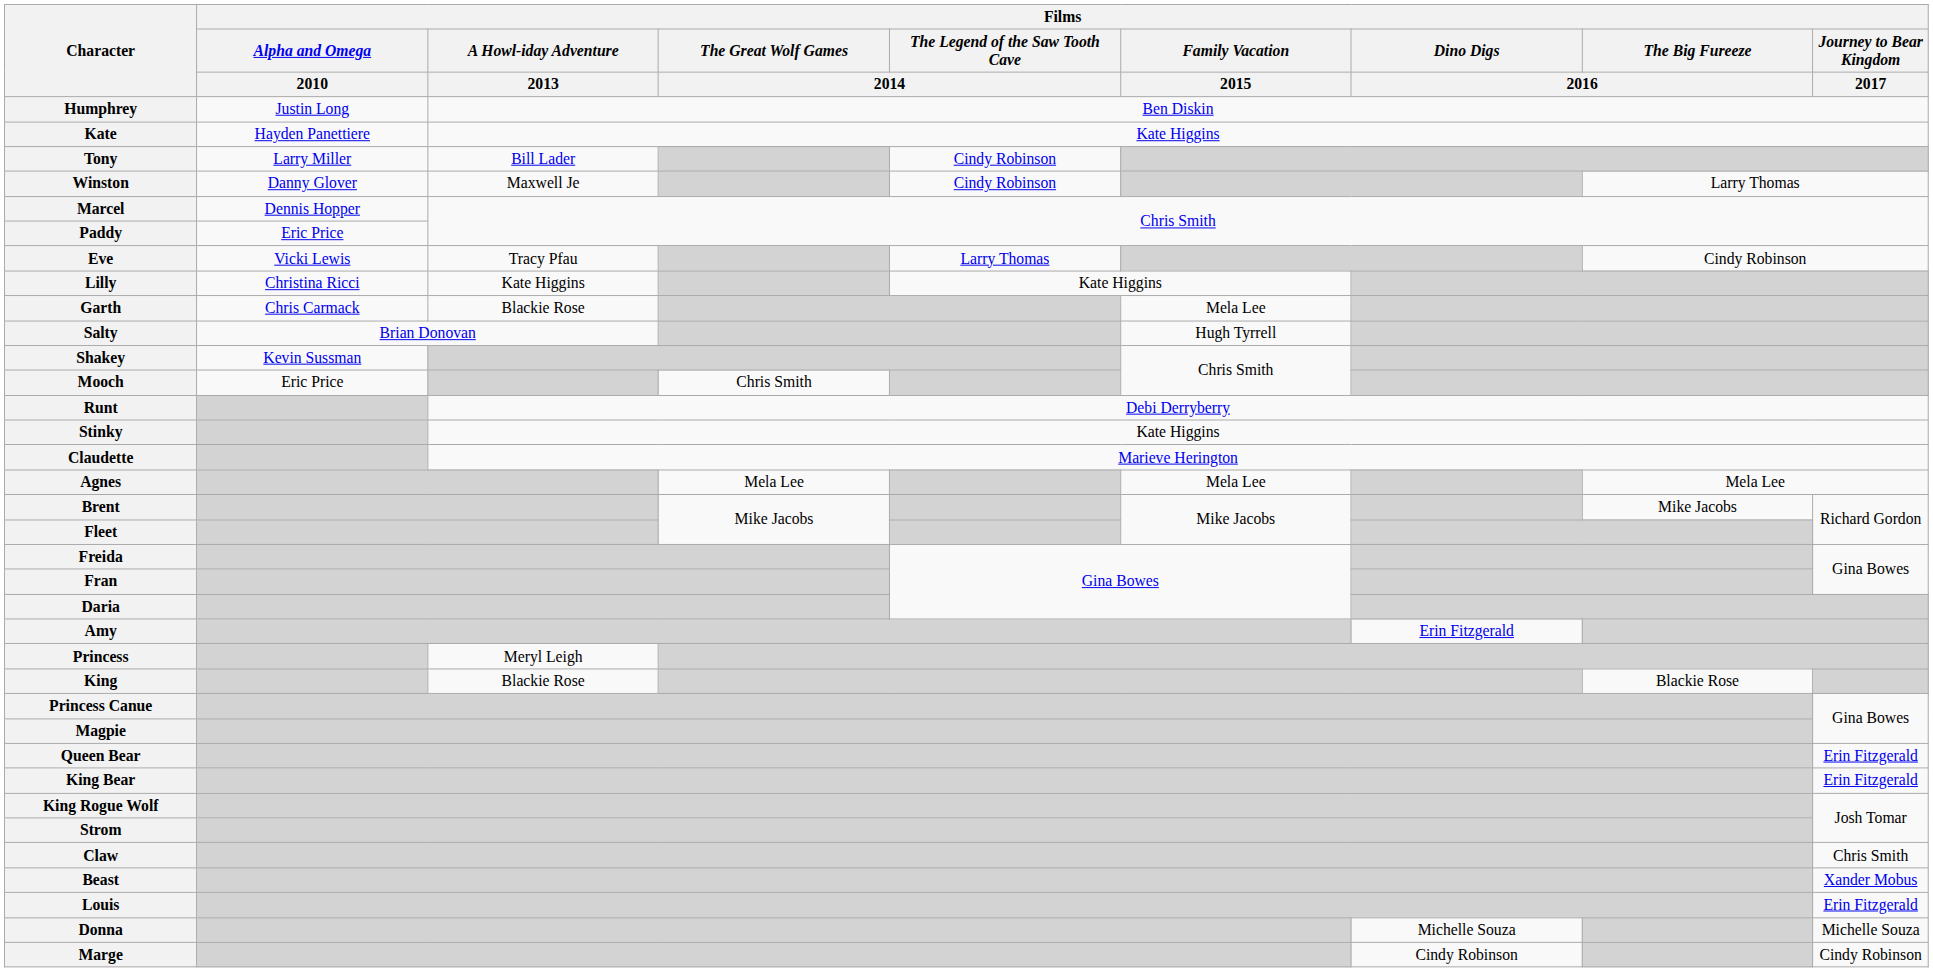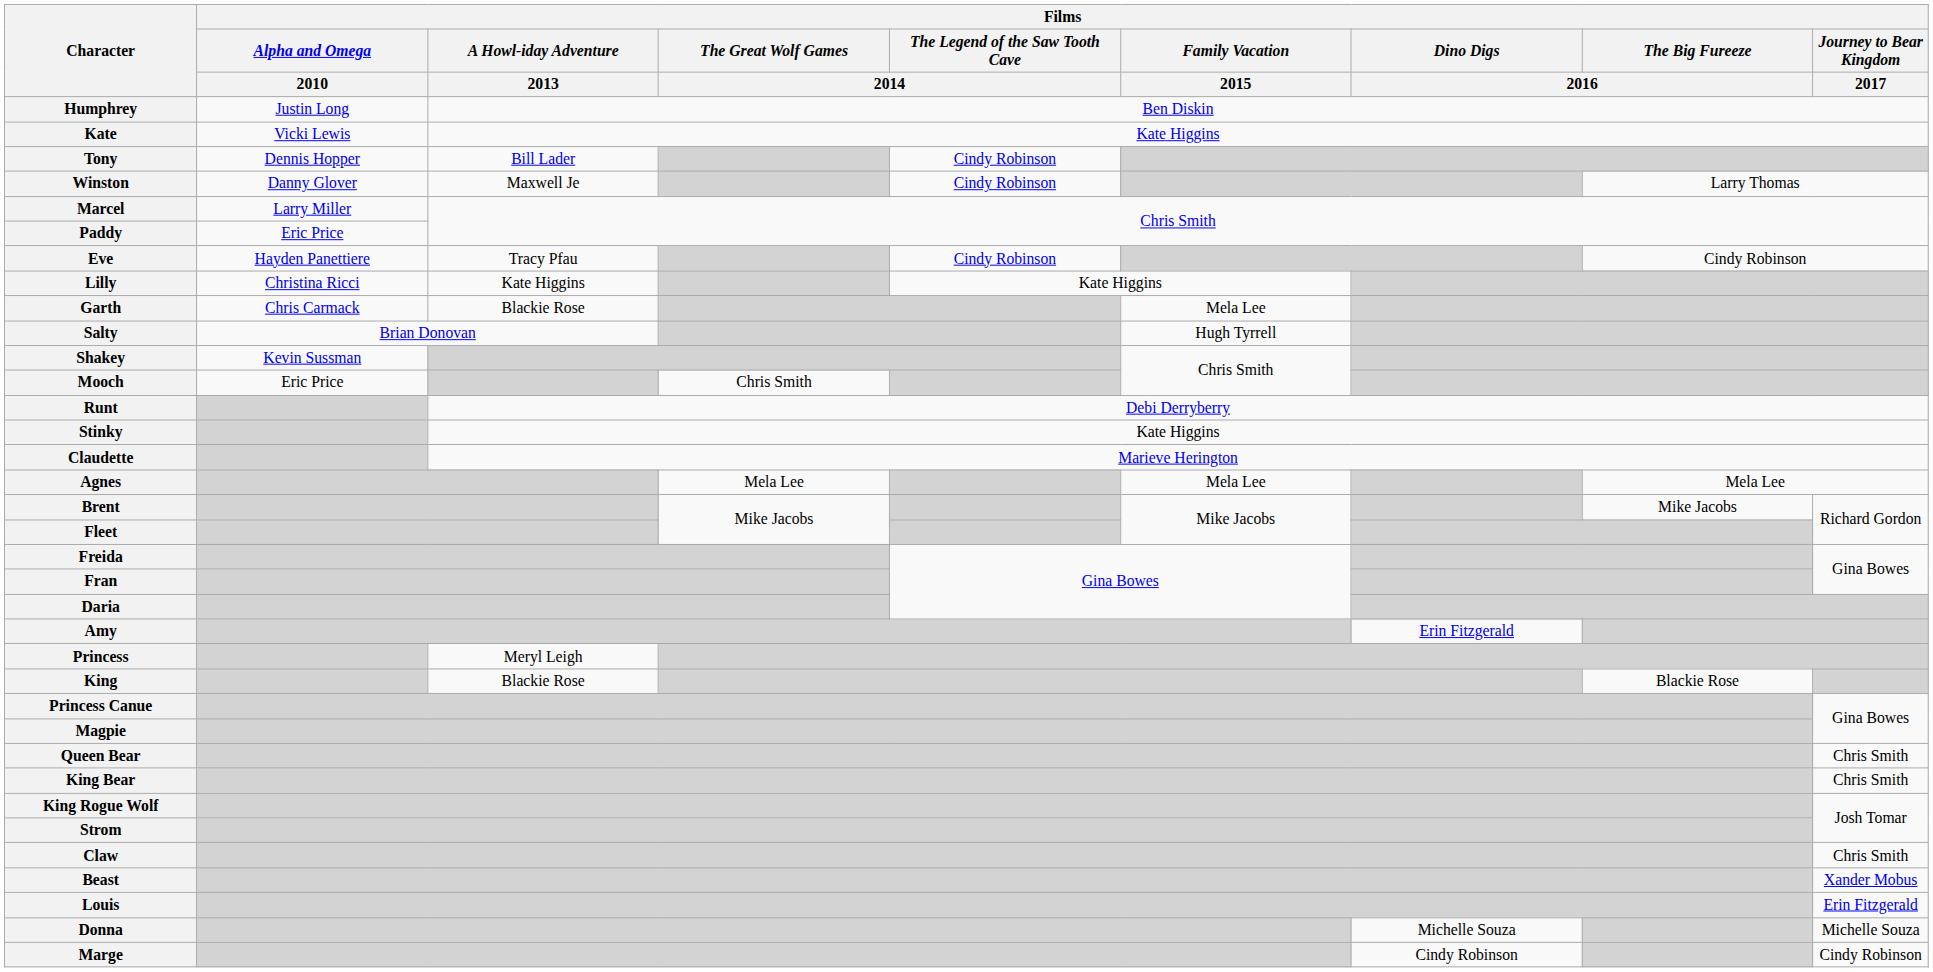(312, 134) Hayden Panettiere -> (312, 134) Vicki Lewis
(312, 158) Larry Miller -> (312, 158) Dennis Hopper
(312, 208) Dennis Hopper -> (312, 208) Larry Miller
(312, 258) Vicki Lewis -> (312, 258) Hayden Panettiere
(1005, 258) Larry Thomas -> (1005, 258) Cindy Robinson
(1871, 755) Erin Fitzgerald -> (1871, 755) Chris Smith
(1871, 780) Erin Fitzgerald -> (1871, 780) Chris Smith
